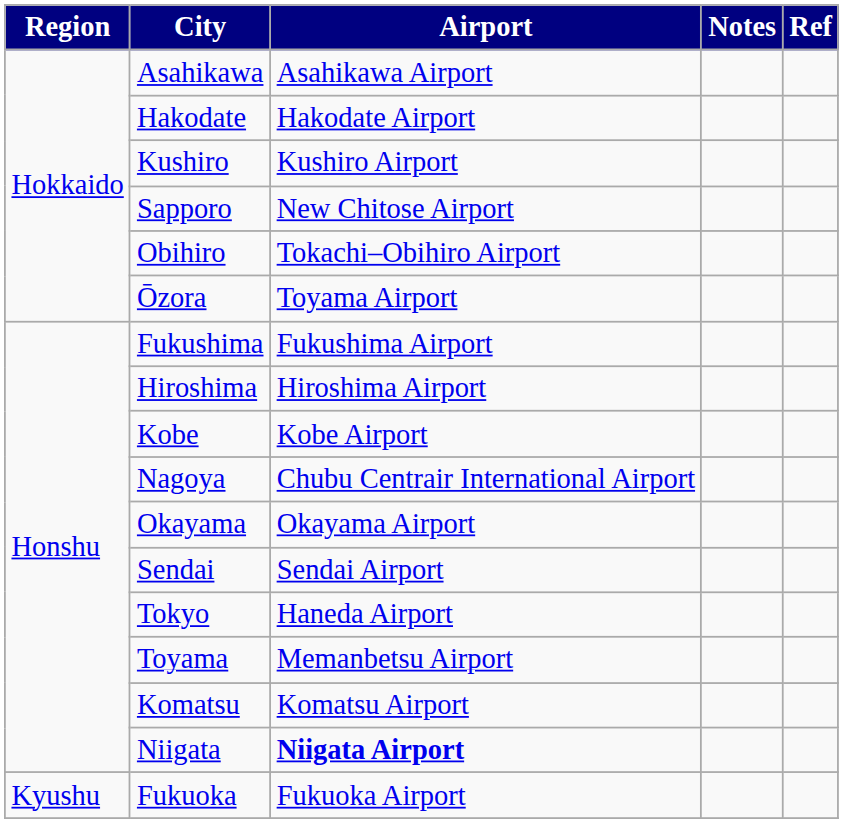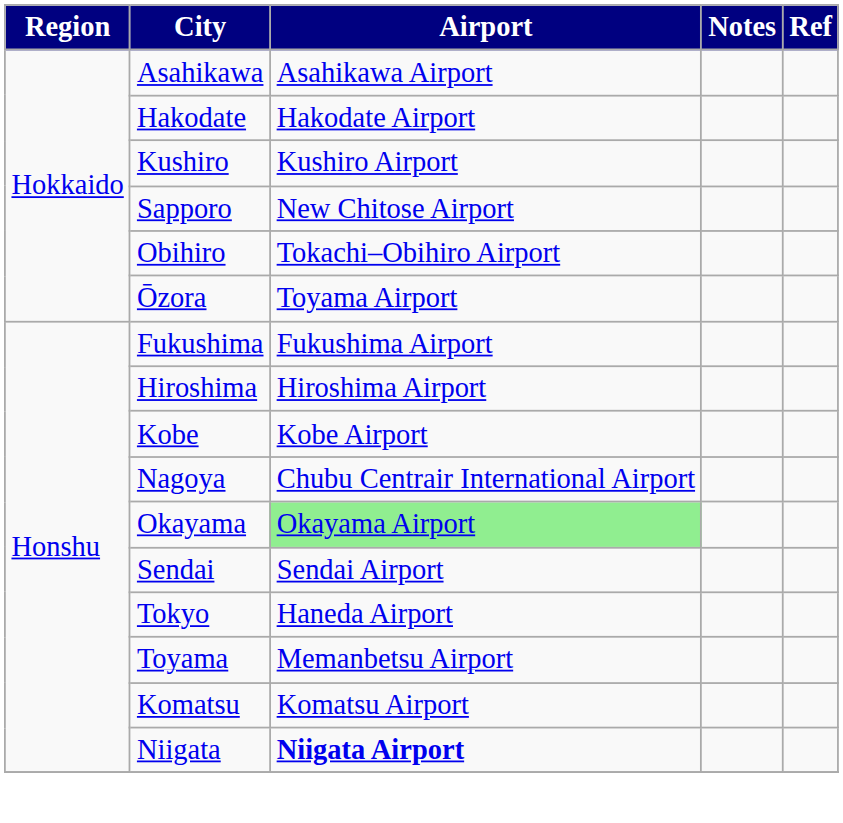(376, 523) no background -> (376, 523) lightgreen background
- row: (187, 794)
